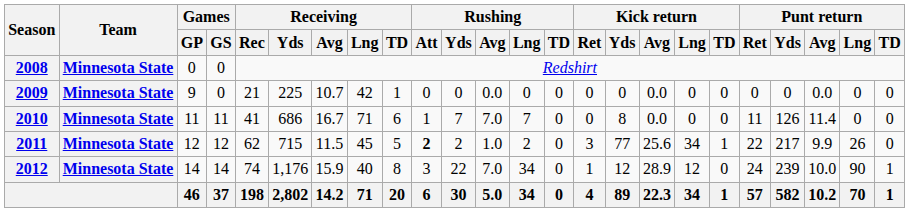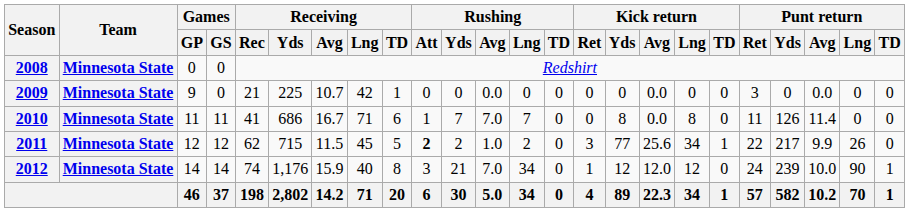(755, 93) 0 -> (755, 93) 3
(692, 118) 0 -> (692, 118) 8
(458, 169) 22 -> (458, 169) 21
(657, 169) 28.9 -> (657, 169) 12.0
